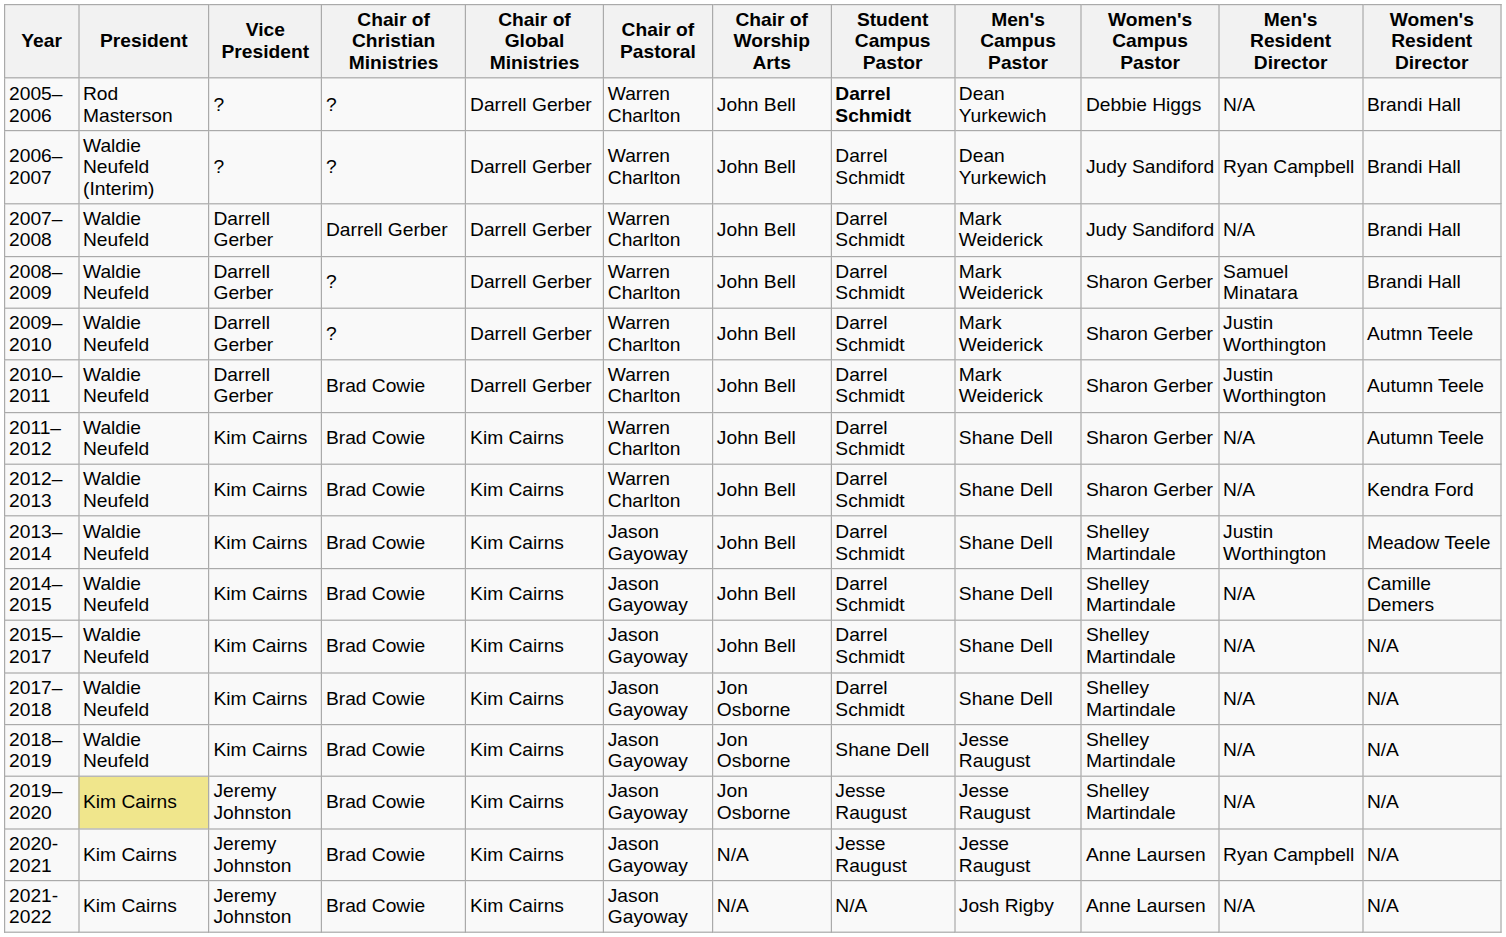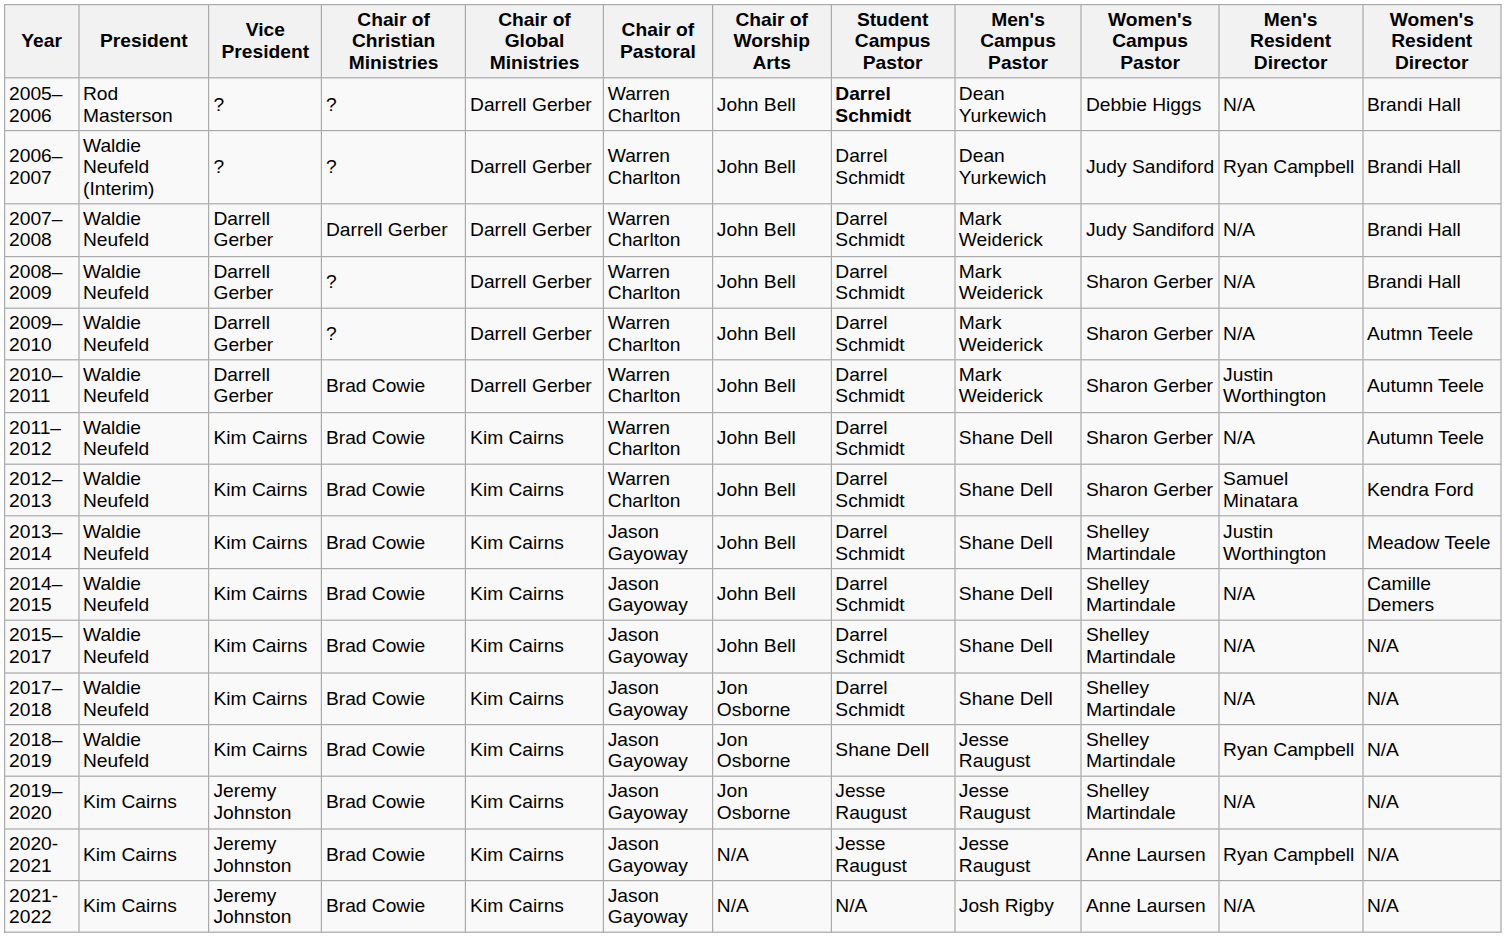(1260, 281) Samuel Minatara -> (1239, 281) N/A
(1275, 333) Justin Worthington -> (1239, 333) N/A
(1239, 490) N/A -> (1260, 490) Samuel Minatara
(1239, 750) N/A -> (1289, 750) Ryan Campbell
(130, 802) khaki background -> (130, 802) no background
